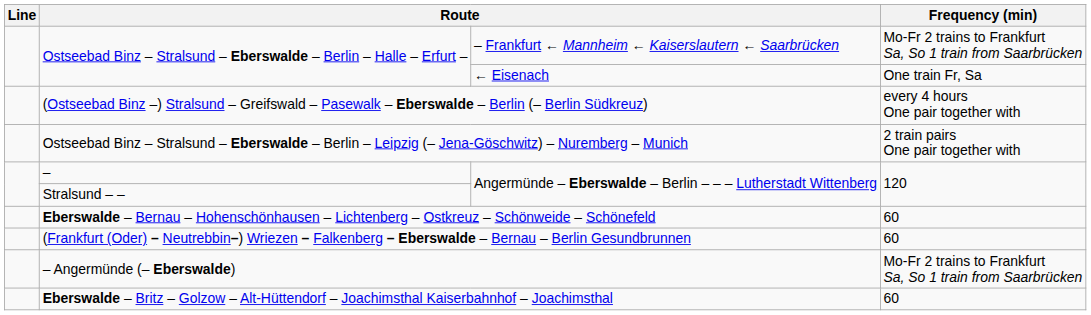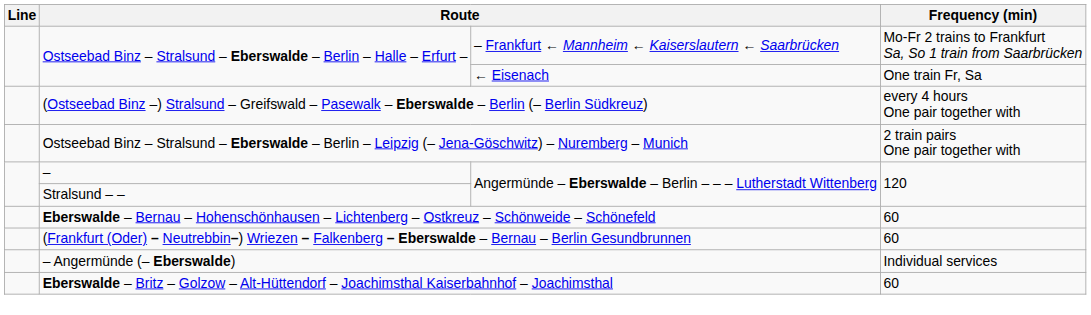(983, 269) Mo-Fr 2 trains to Frankfurt Sa, So 1 train from Saarbrücken -> (940, 261) Individual services
